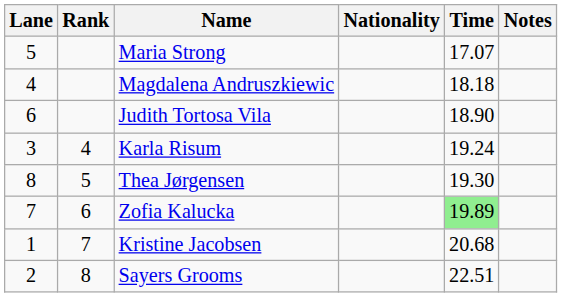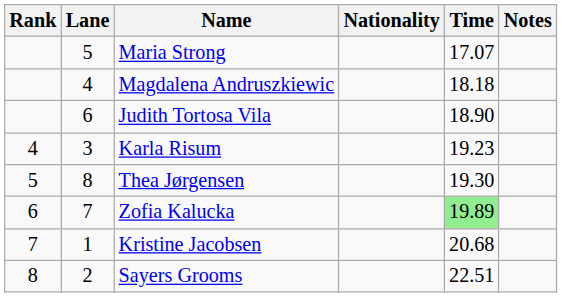columns swapped: (86, 20) <-> (31, 20)
(472, 148) 19.24 -> (472, 148) 19.23
